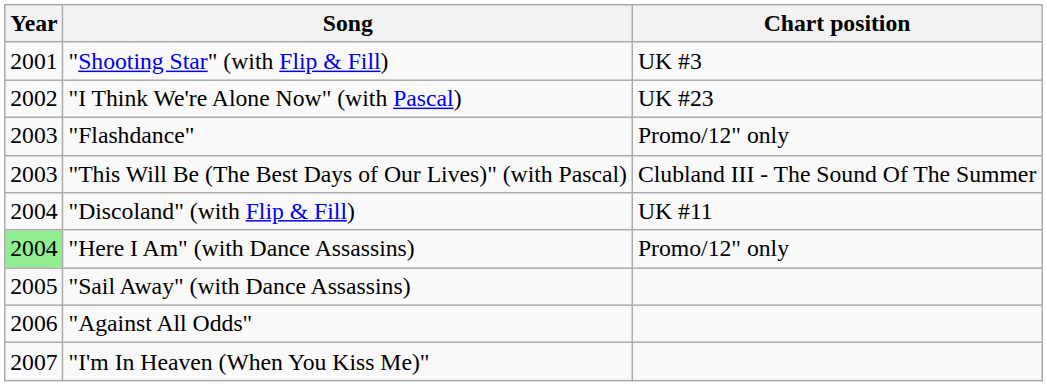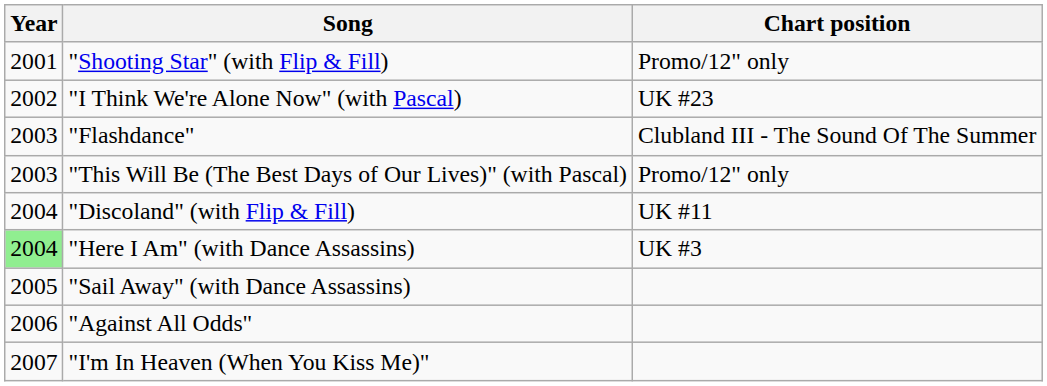(670, 60) UK #3 -> (713, 60) Promo/12" only
(713, 135) Promo/12" only -> (837, 135) Clubland III - The Sound Of The Summer
(837, 173) Clubland III - The Sound Of The Summer -> (713, 173) Promo/12" only
(713, 248) Promo/12" only -> (670, 248) UK #3
